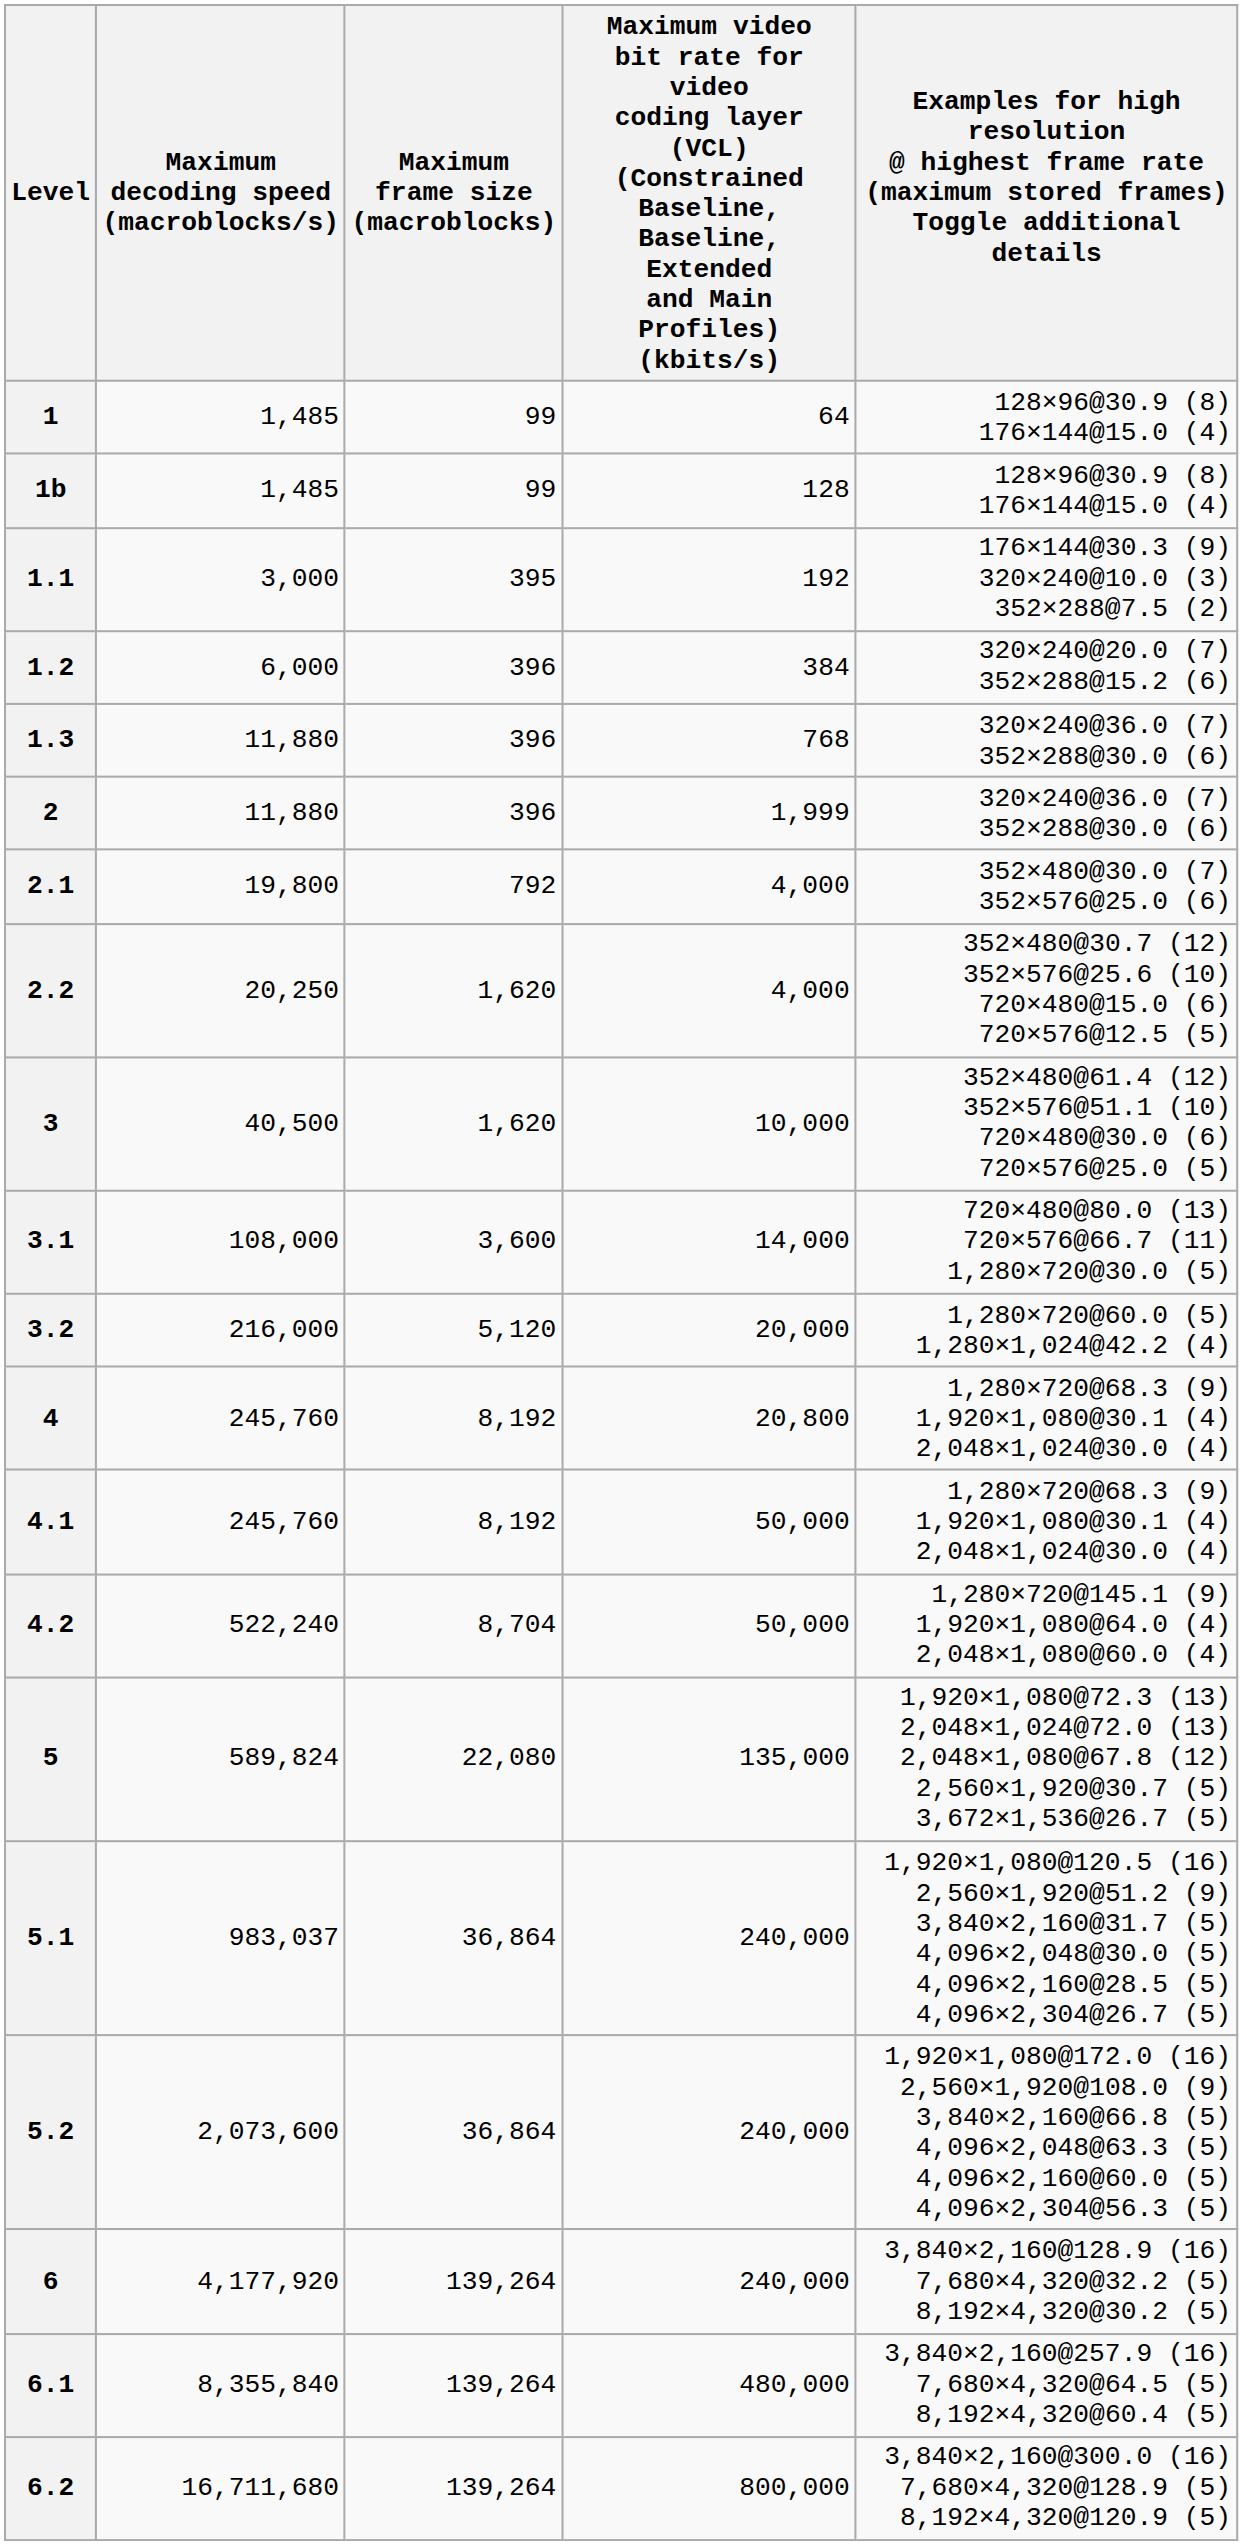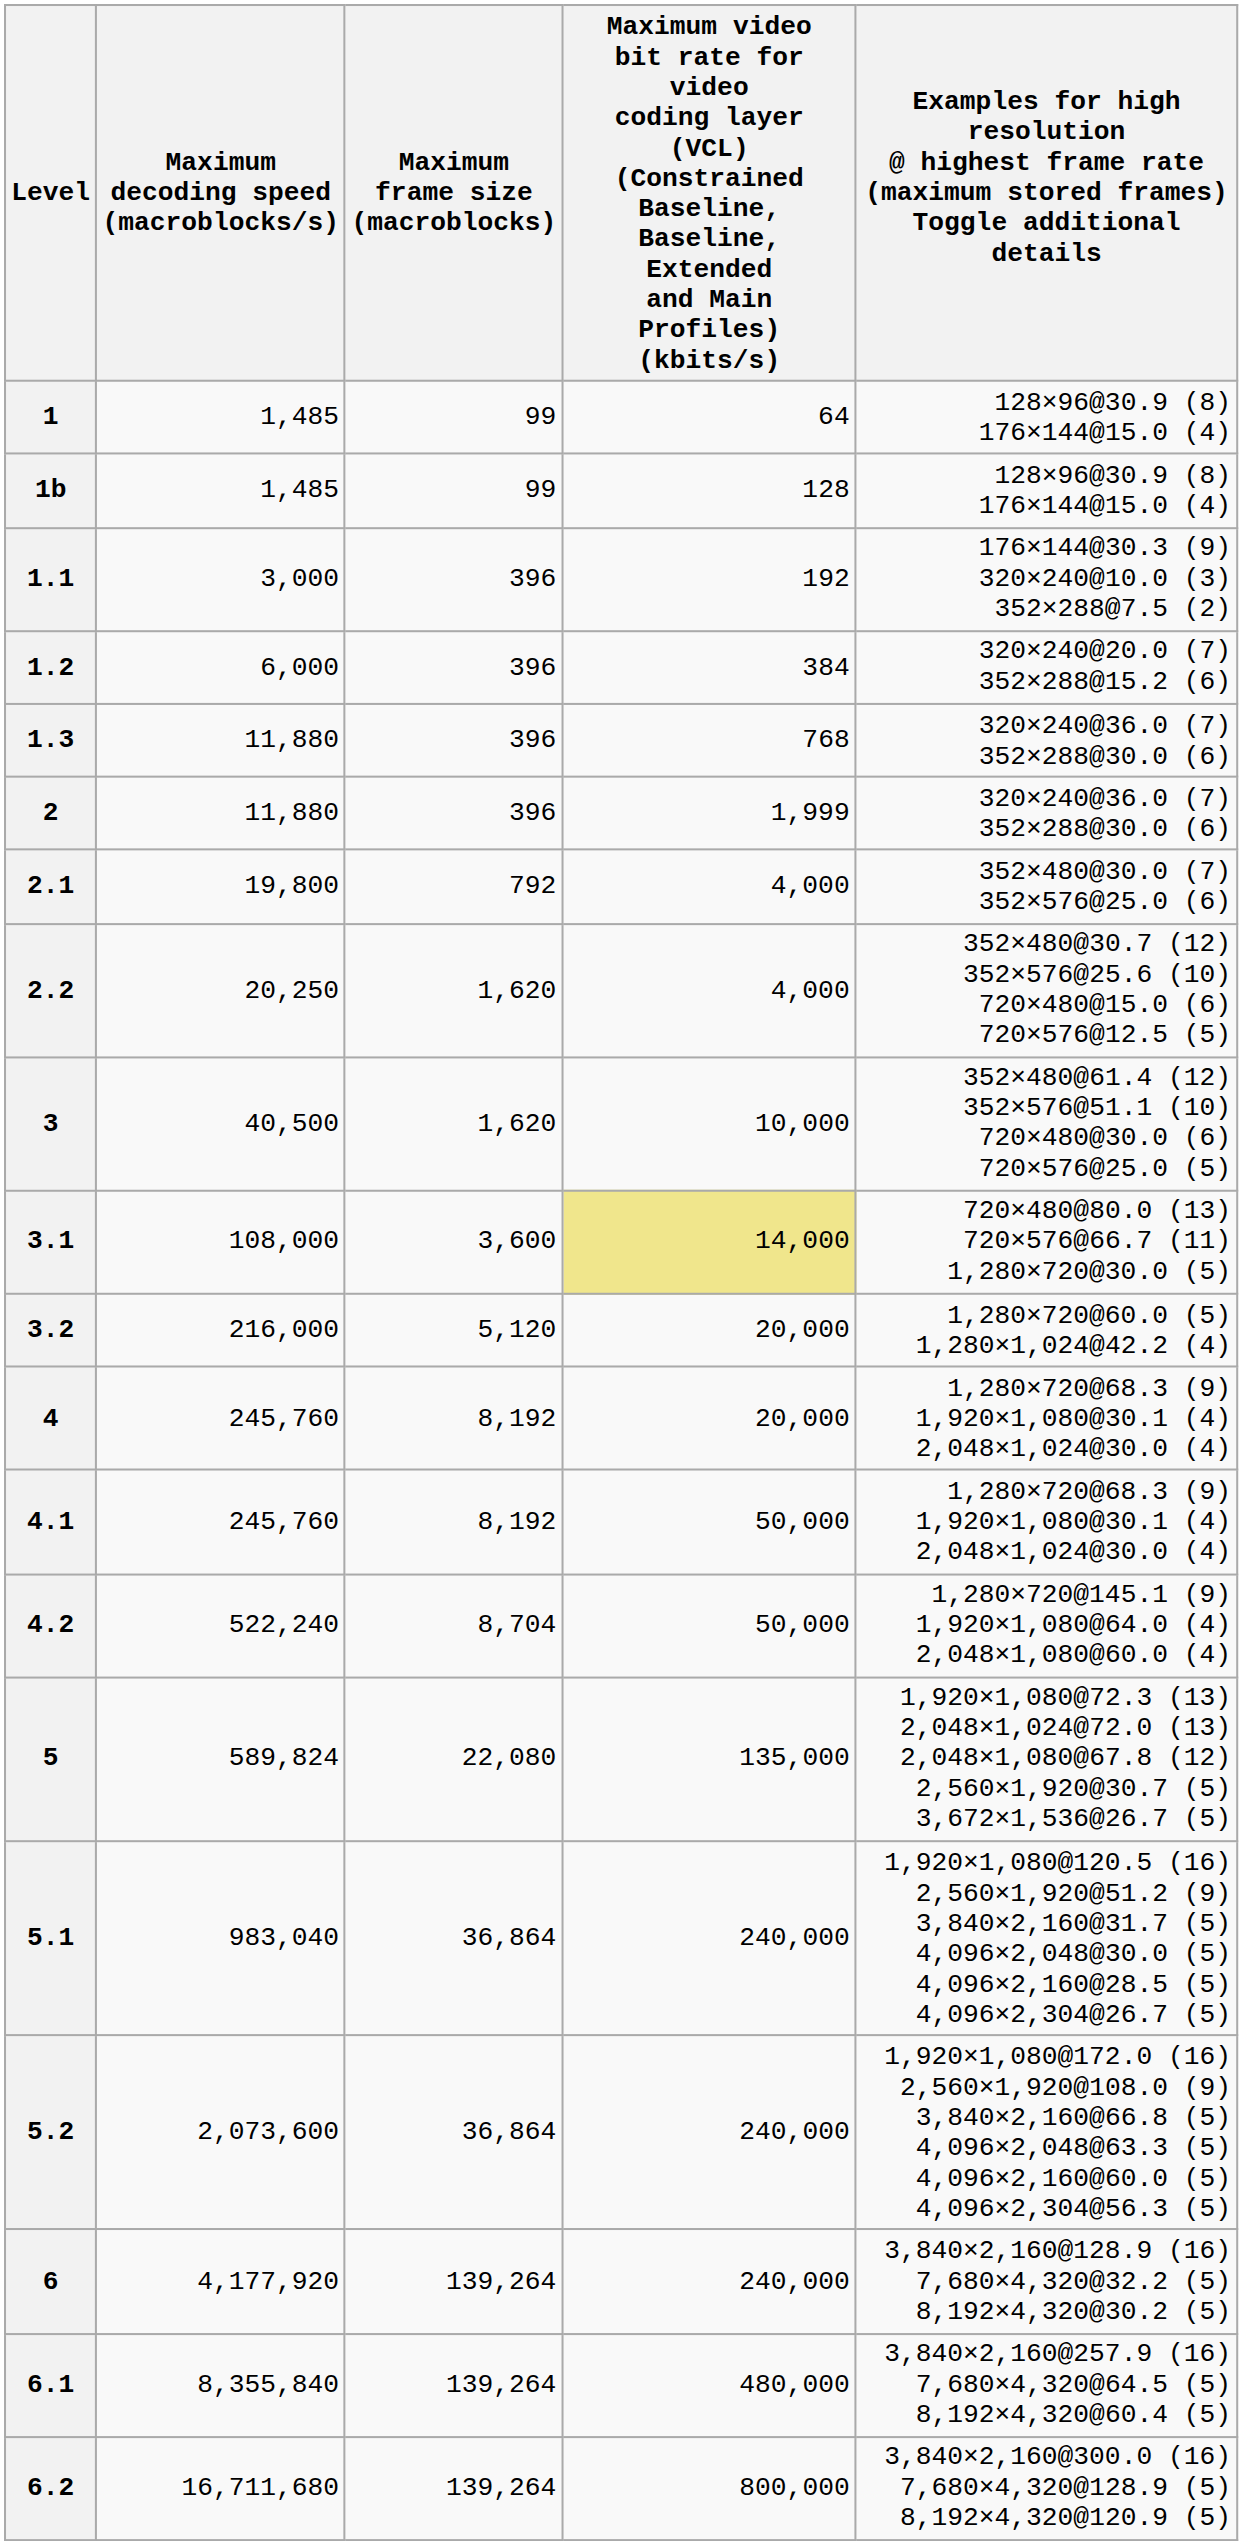(533, 579) 395 -> (533, 579) 396
(802, 1242) no background -> (802, 1242) khaki background
(802, 1419) 20,800 -> (802, 1419) 20,000
(284, 1938) 983,037 -> (284, 1938) 983,040
